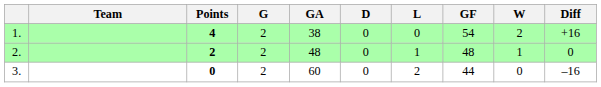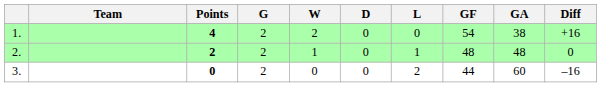columns swapped: (519, 14) <-> (315, 14)
